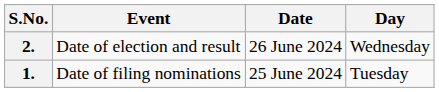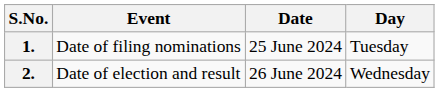rows swapped: (28, 73) <-> (28, 45)
